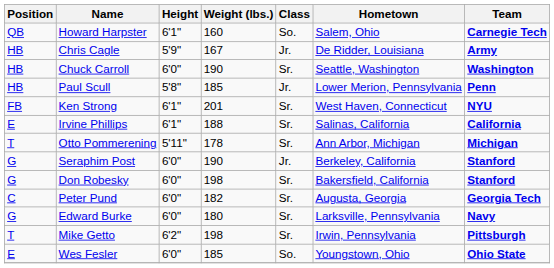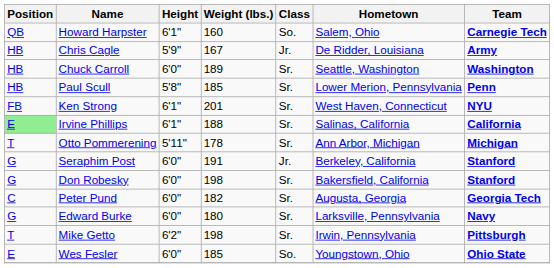(213, 69) 190 -> (213, 69) 189
(285, 88) Jr. -> (286, 88) Sr.
(11, 125) no background -> (11, 125) lightgreen background
(213, 161) 190 -> (213, 161) 191
